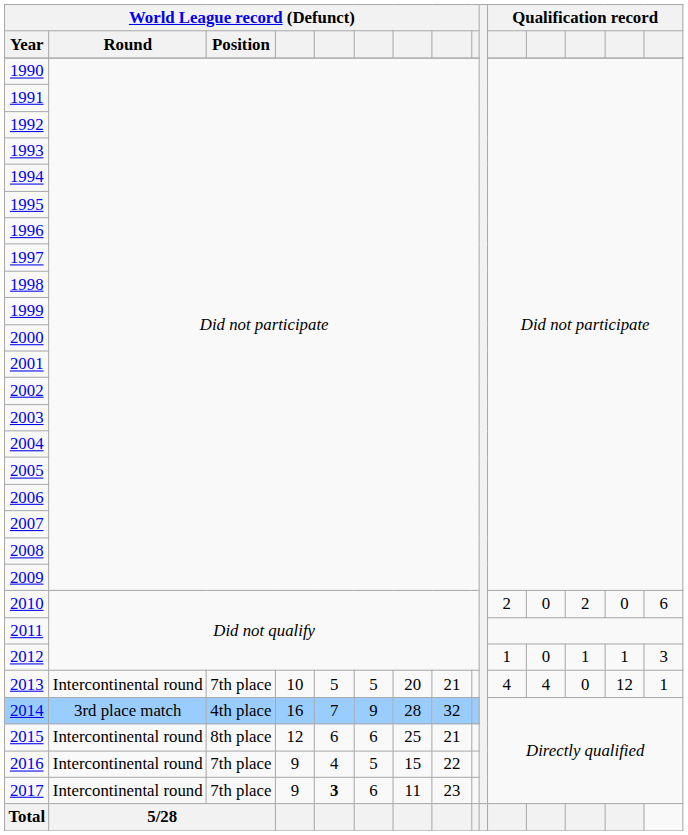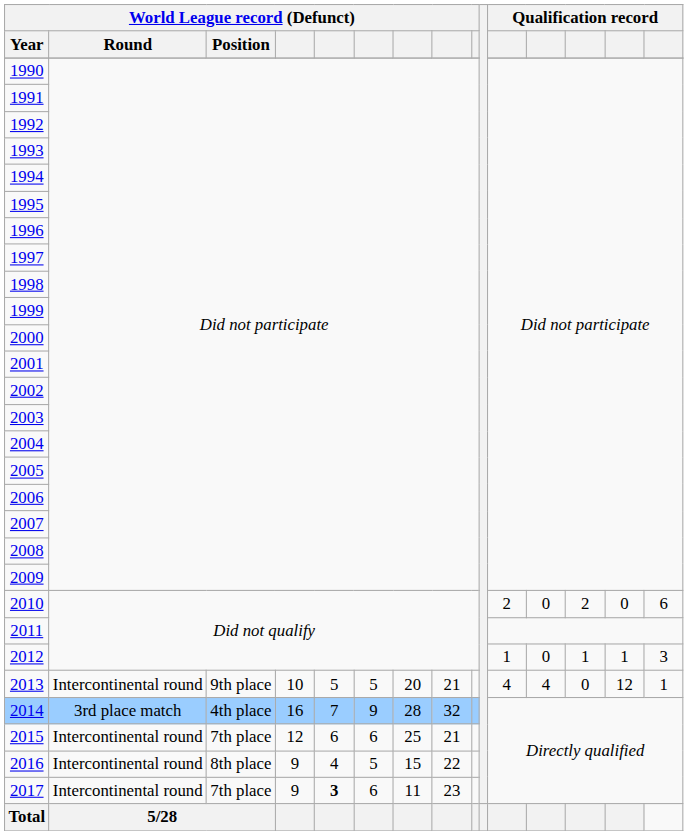(241, 683) 7th place -> (241, 683) 9th place
(241, 737) 8th place -> (241, 737) 7th place
(241, 763) 7th place -> (241, 763) 8th place
